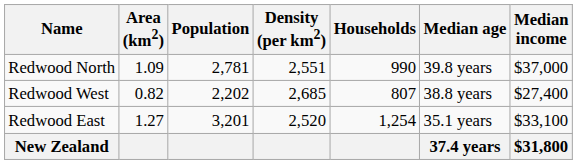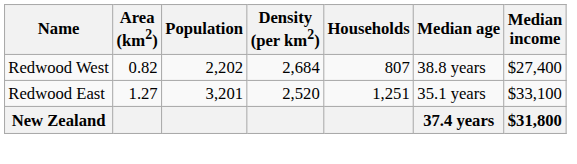- row: (62, 67)
(307, 93) 2,685 -> (301, 67) 2,684
(397, 120) 1,254 -> (391, 93) 1,251
